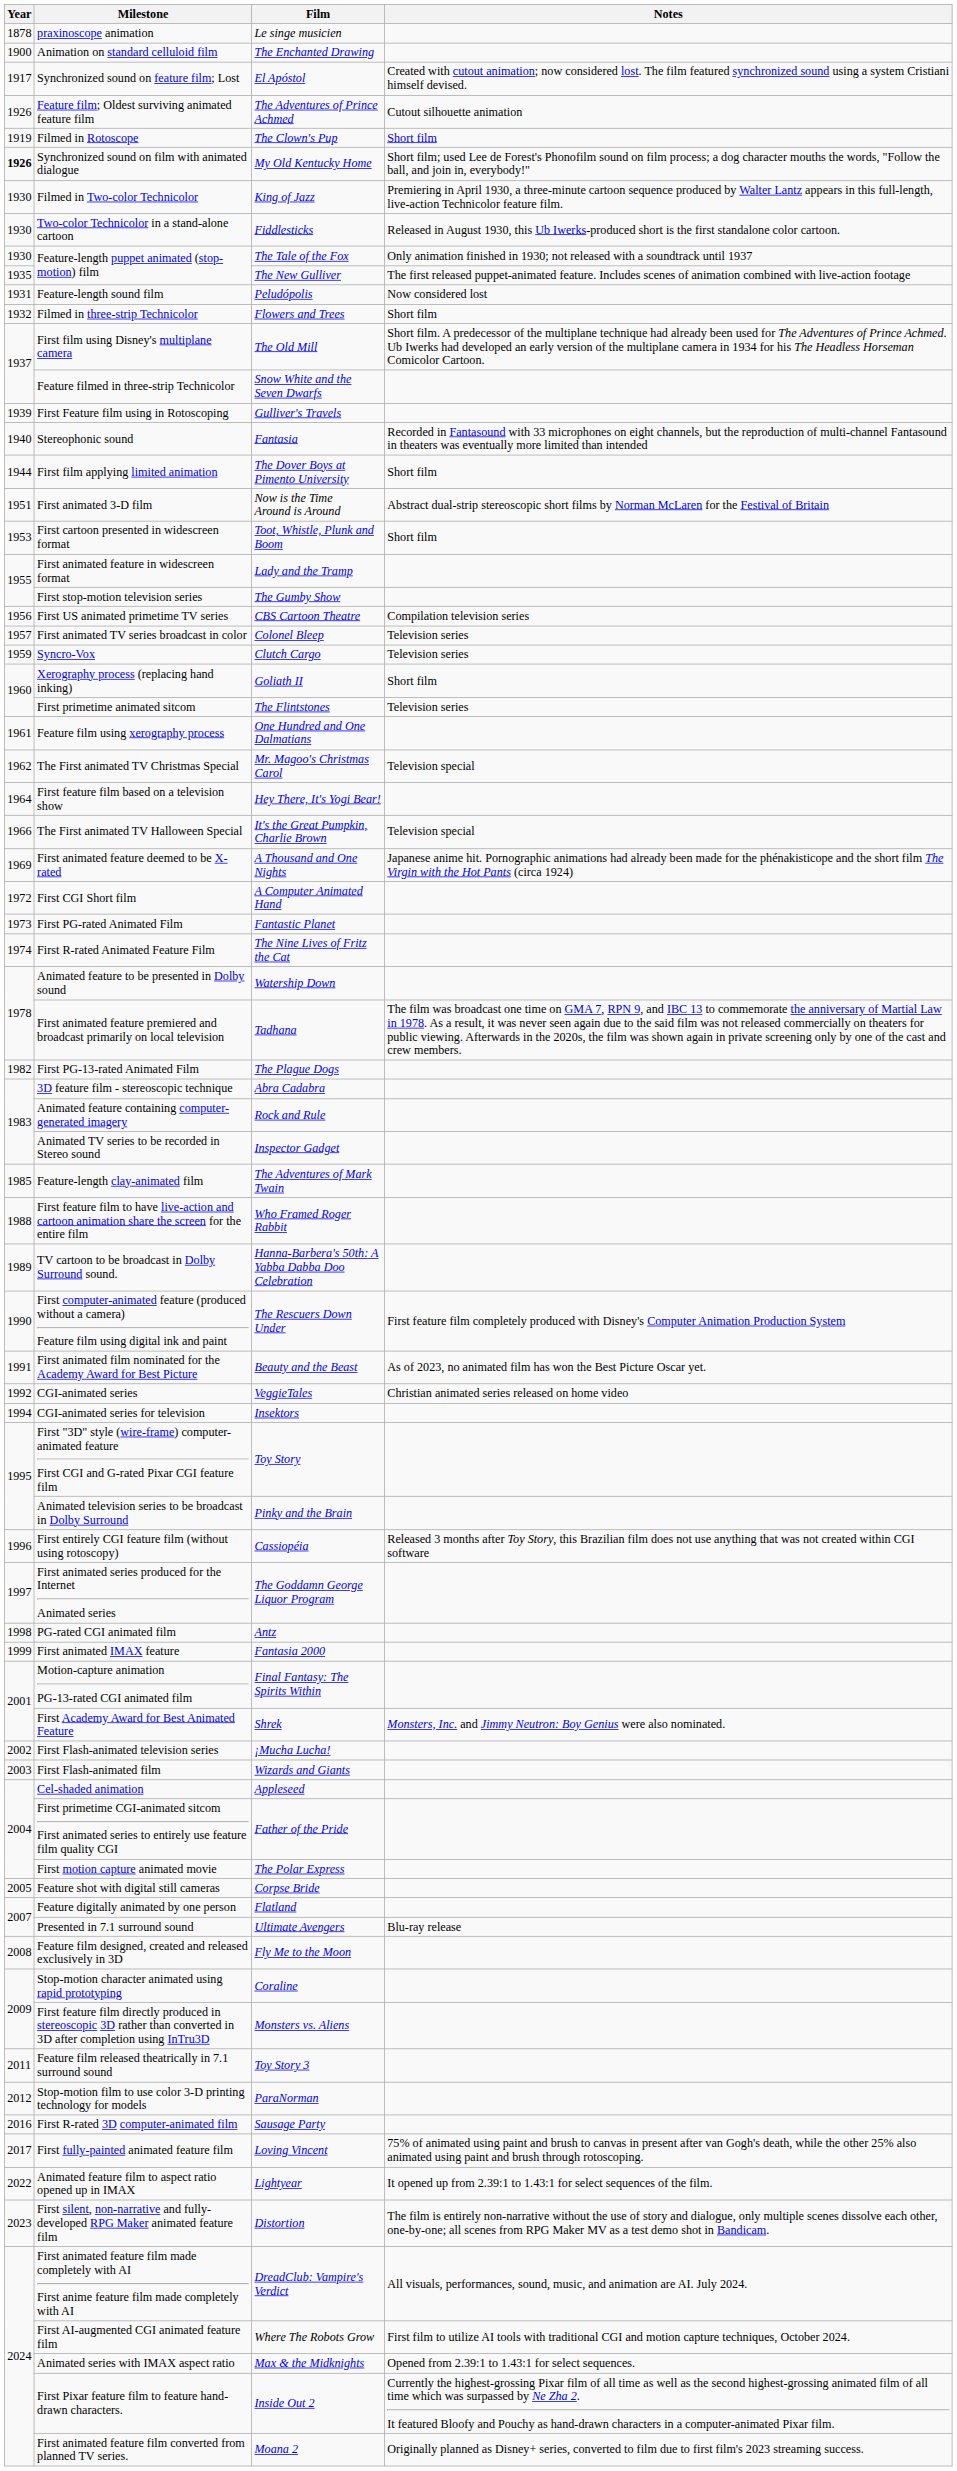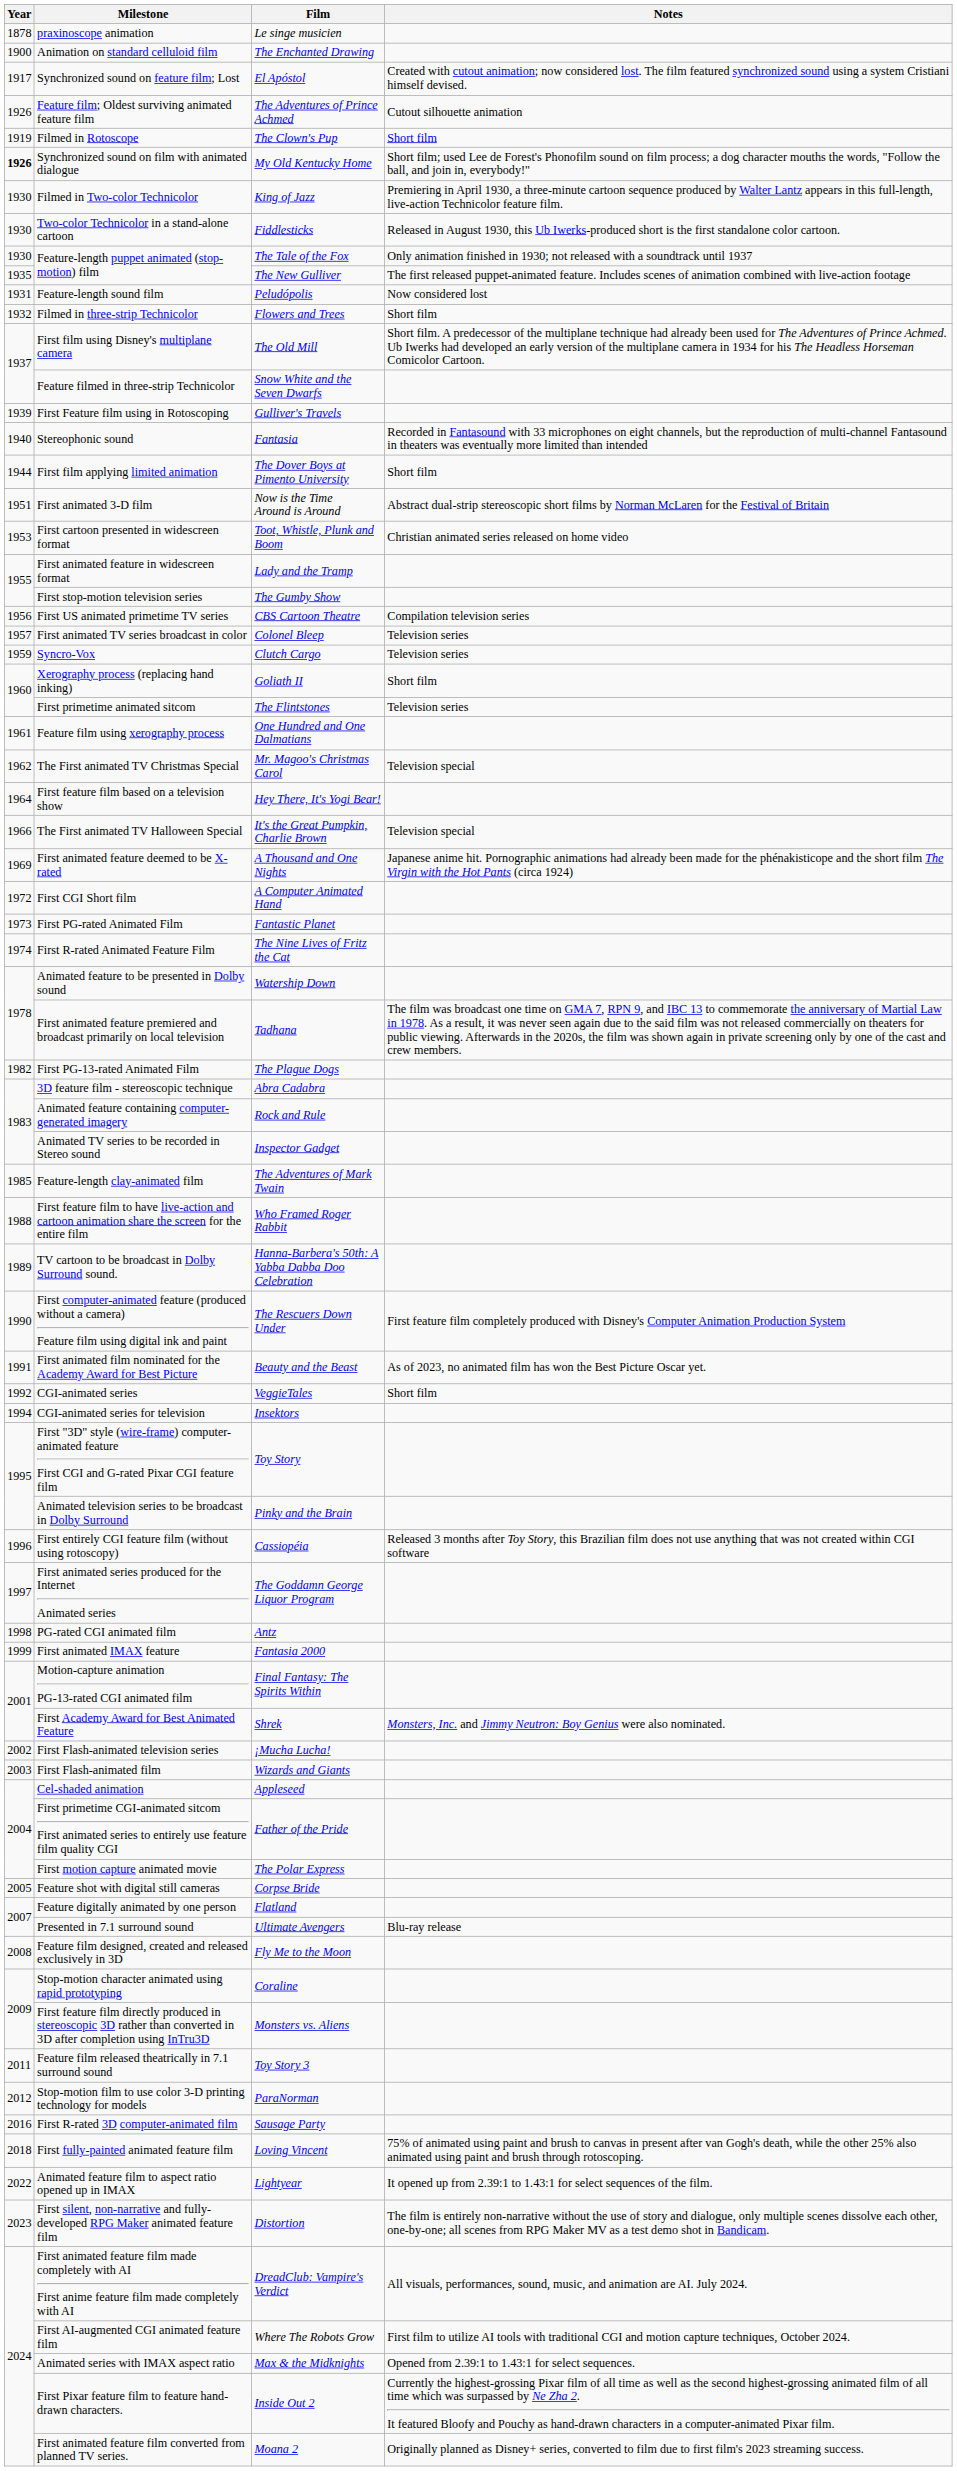(412, 537) Short film -> (508, 537) Christian animated series released on home video
(508, 1393) Christian animated series released on home video -> (412, 1393) Short film
(19, 2150) 2017 -> (19, 2150) 2018
